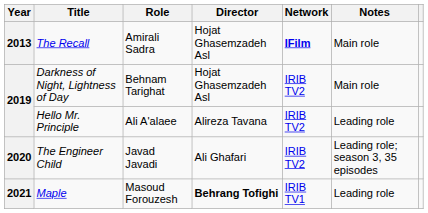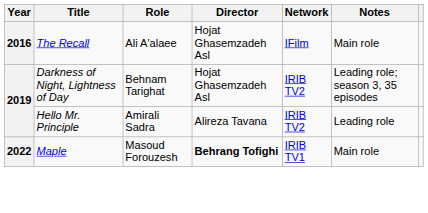(19, 43) 2013 -> (19, 43) 2016
(142, 43) Amirali Sadra -> (151, 43) Ali A'alaee
(298, 43) bold -> (297, 43) normal
(356, 85) Main role -> (366, 85) Leading role; season 3, 35 episodes
(151, 121) Ali A'alaee -> (142, 121) Amirali Sadra
- row: (70, 157)
(19, 193) 2021 -> (19, 151) 2022
(364, 193) Leading role -> (356, 151) Main role
